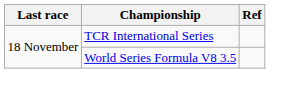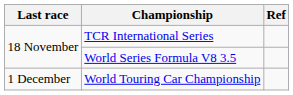+ row: (172, 78)
